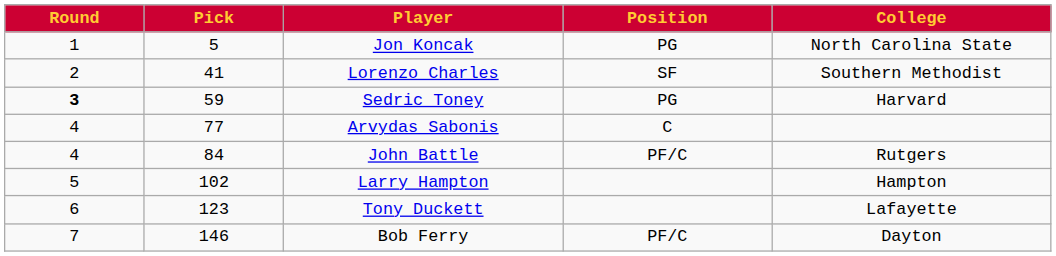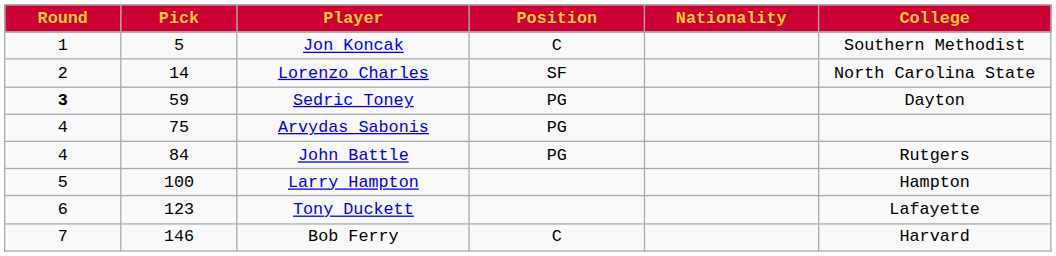+ column: (731, 18)
(667, 46) PG -> (557, 46) C
(911, 46) North Carolina State -> (935, 46) Southern Methodist
(214, 73) 41 -> (179, 73) 14
(911, 73) Southern Methodist -> (935, 73) North Carolina State
(911, 100) Harvard -> (935, 100) Dayton
(214, 128) 77 -> (179, 128) 75
(667, 128) C -> (557, 128) PG
(667, 155) PF/C -> (557, 155) PG
(214, 182) 102 -> (179, 182) 100
(667, 237) PF/C -> (557, 237) C
(911, 237) Dayton -> (935, 237) Harvard
